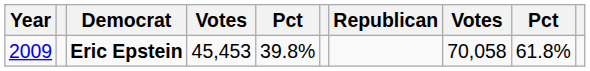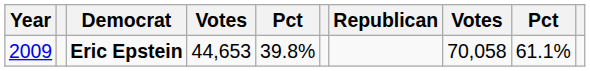(221, 51) 45,453 -> (221, 51) 44,653
(543, 51) 61.8% -> (543, 51) 61.1%
